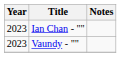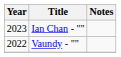(17, 44) 2023 -> (17, 44) 2022
